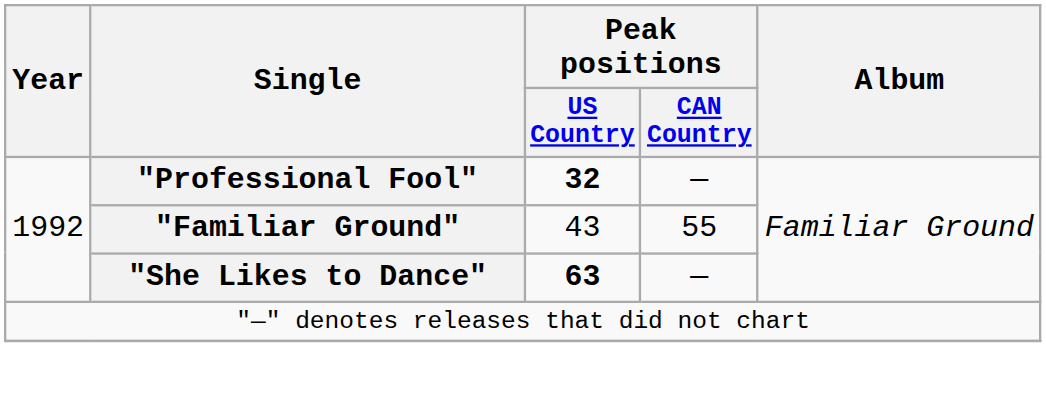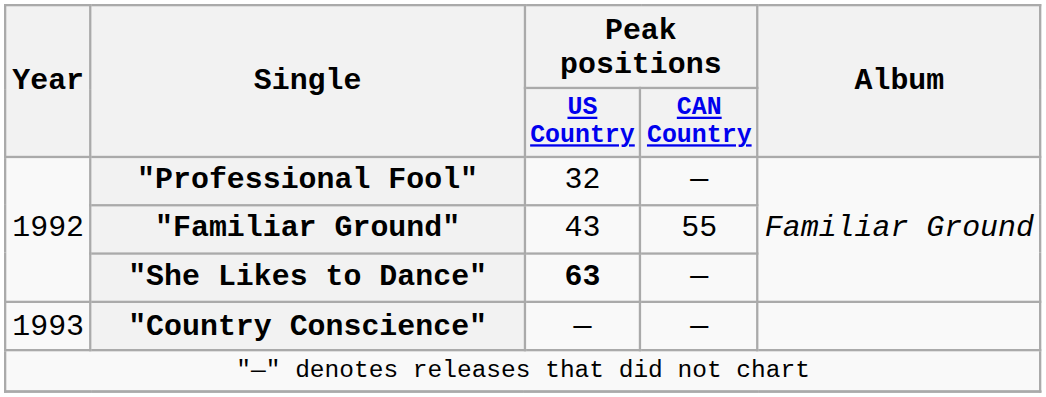(582, 180) bold -> (582, 180) normal
+ row: (308, 326)
